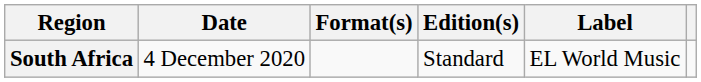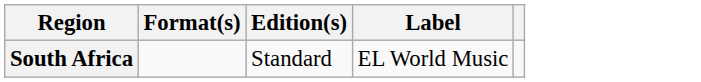- column: (224, 22)
